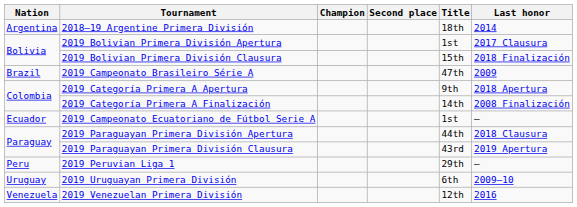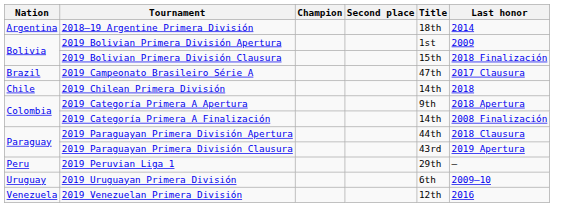(511, 42) 2017 Clausura -> (463, 42) 2009
(485, 73) 2009 -> (488, 73) 2017 Clausura
+ row: (143, 88)
- row: (189, 119)
